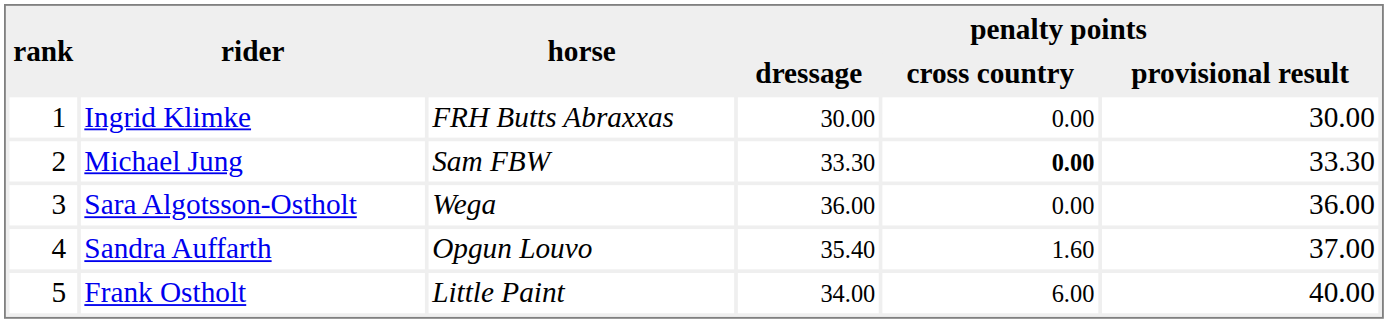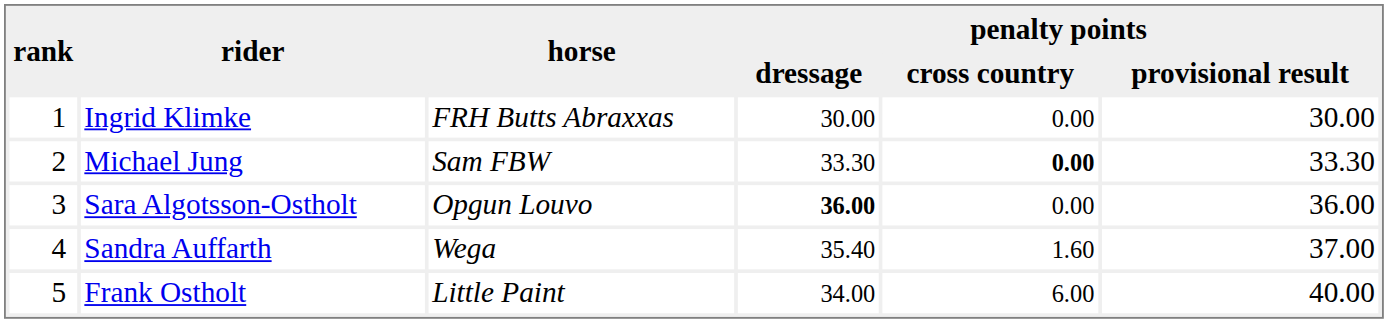(464, 204) Wega -> (512, 204) Opgun Louvo
(848, 206) normal -> (848, 204) bold
(512, 248) Opgun Louvo -> (464, 248) Wega
